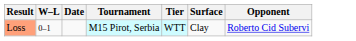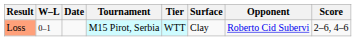+ column: (331, 12)
